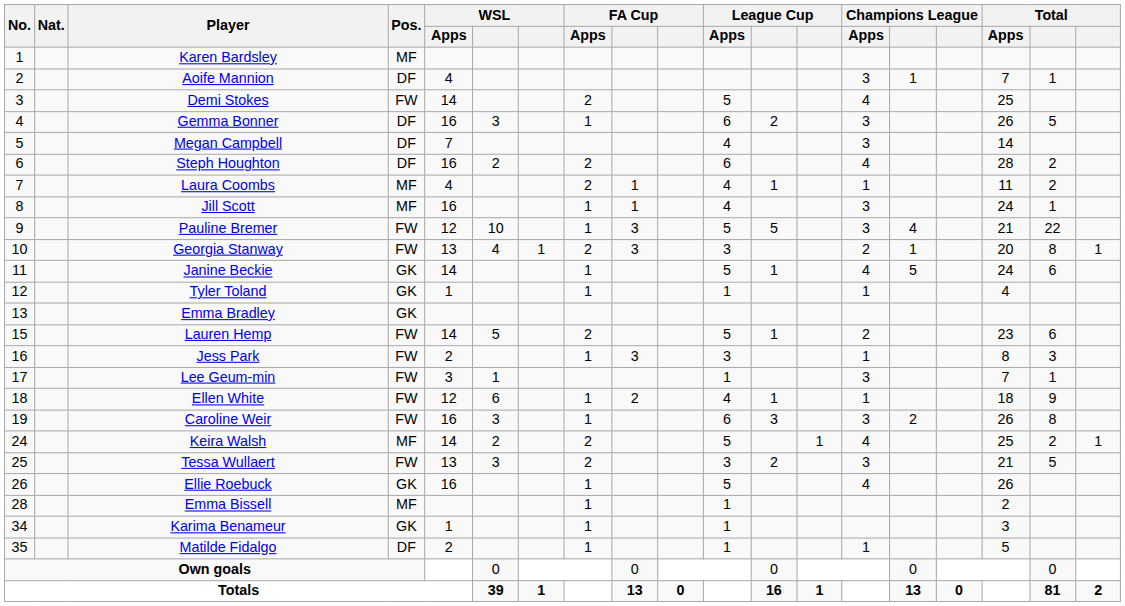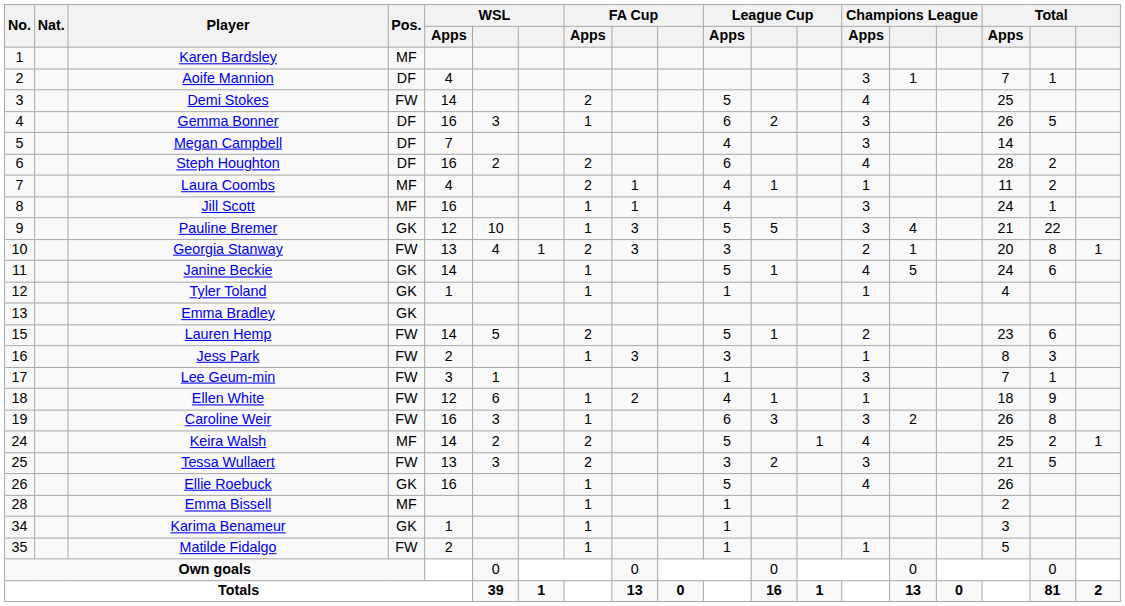(406, 228) FW -> (406, 228) GK
(406, 547) DF -> (406, 547) FW
